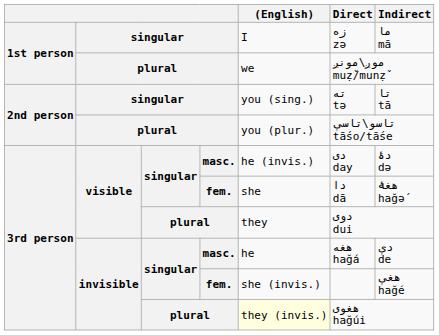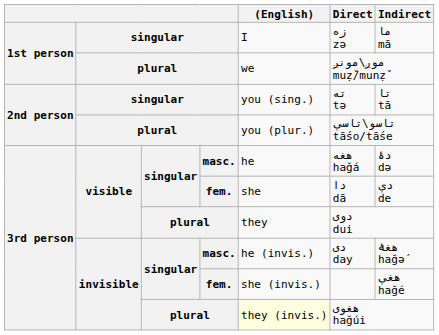(278, 161) he (invis.) -> (248, 161) he
(343, 161) دی day -> (346, 161) هغه hağá
(391, 192) هغۀ hağә́ -> (386, 192) دې de
(248, 253) he -> (278, 253) he (invis.)
(346, 253) هغه hağá -> (343, 253) دی day
(386, 253) دې de -> (391, 253) هغۀ hağә́
